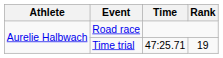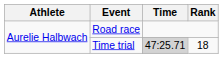(165, 46) no background -> (165, 46) lightgrey background
(203, 46) 19 -> (203, 46) 18
